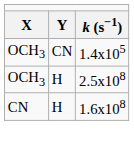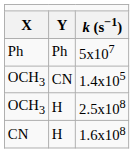+ row: (97, 52)
